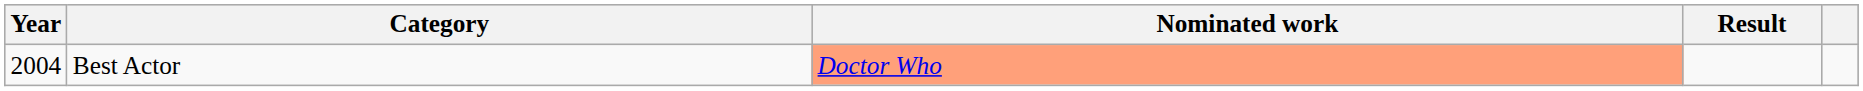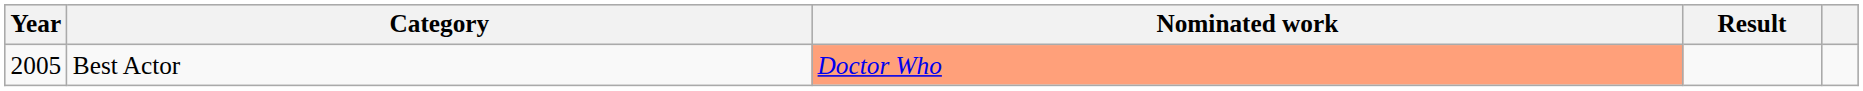(36, 64) 2004 -> (36, 64) 2005
